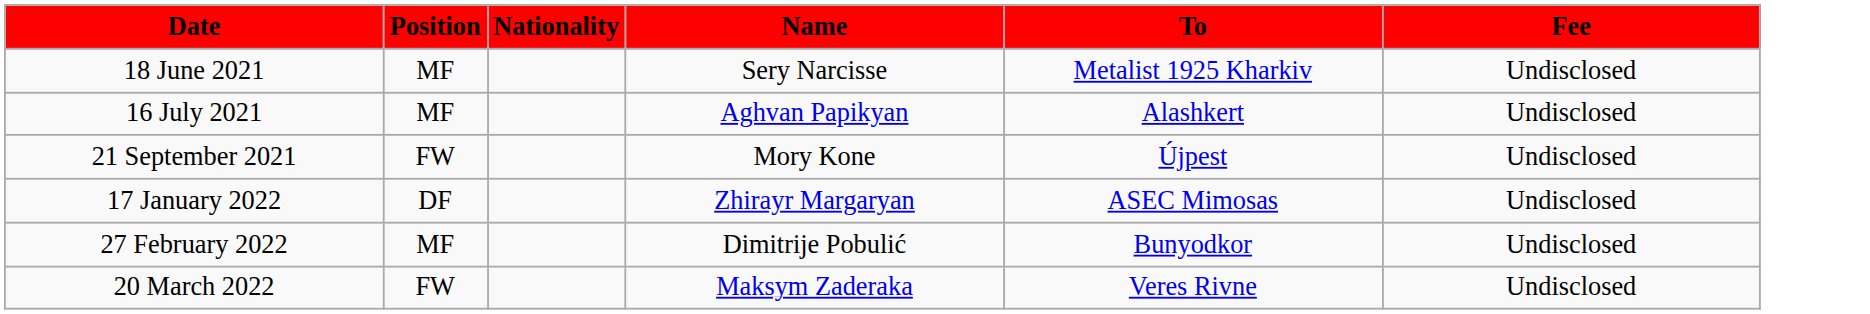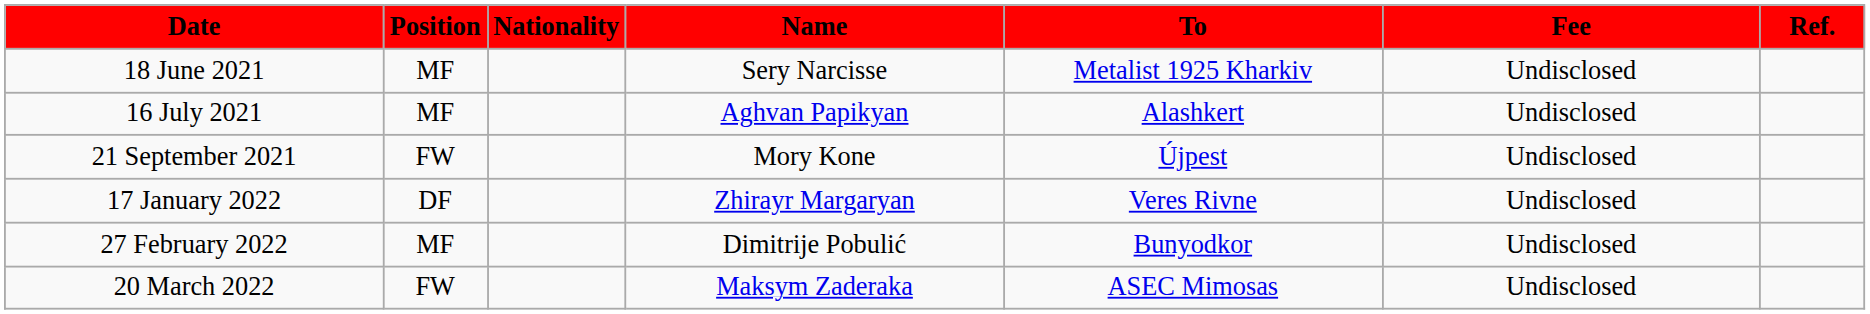+ column: (1812, 26)
(1193, 200) ASEC Mimosas -> (1193, 200) Veres Rivne
(1193, 287) Veres Rivne -> (1193, 287) ASEC Mimosas
